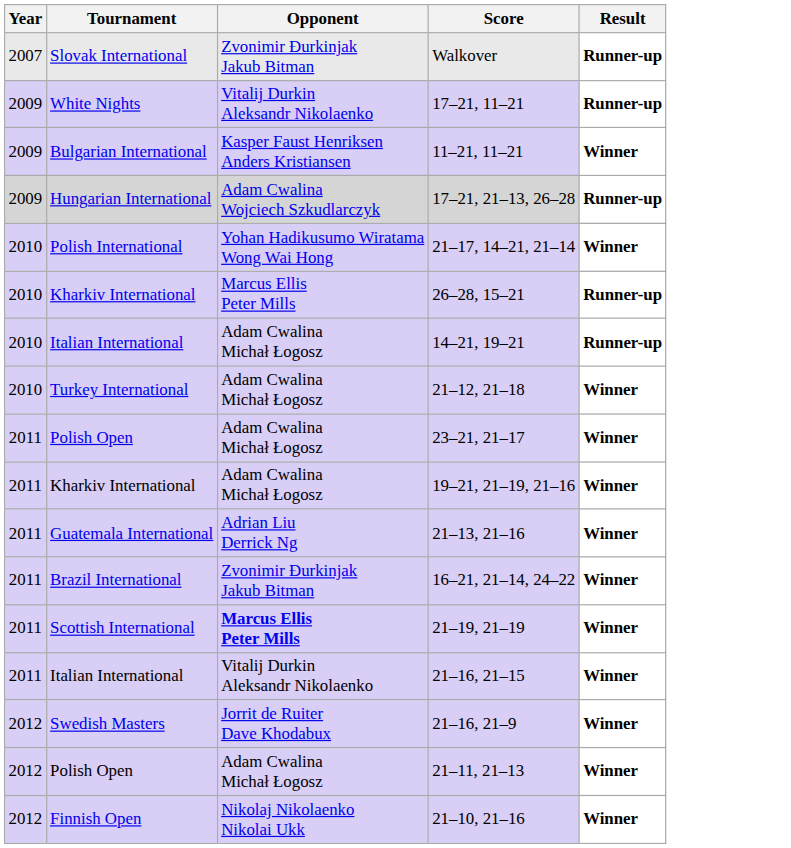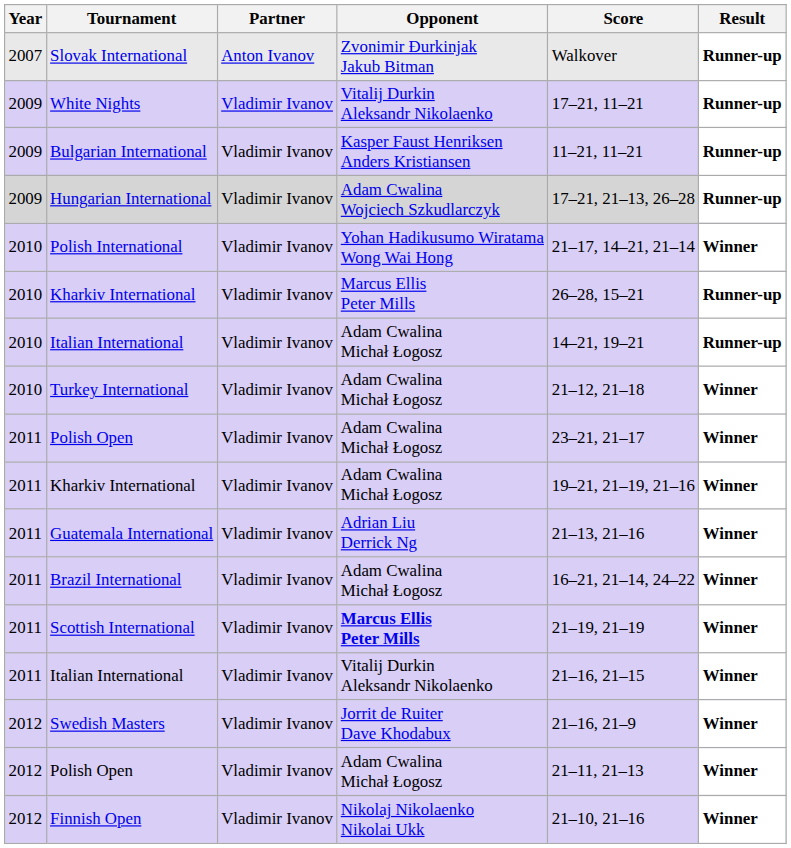+ column: (277, 18)
(611, 151) Winner -> (742, 151) Runner-up
(289, 580) Zvonimir Đurkinjak Jakub Bitman -> (392, 580) Adam Cwalina Michał Łogosz
